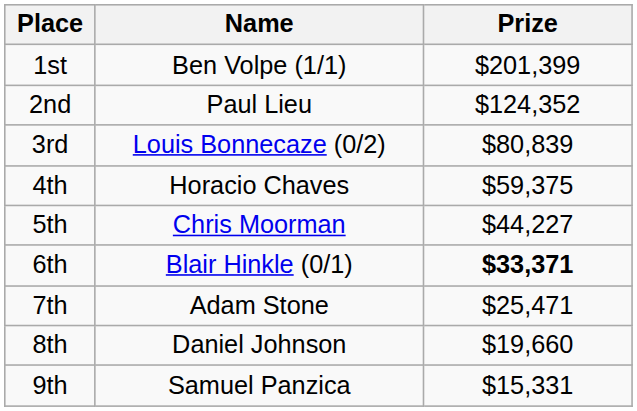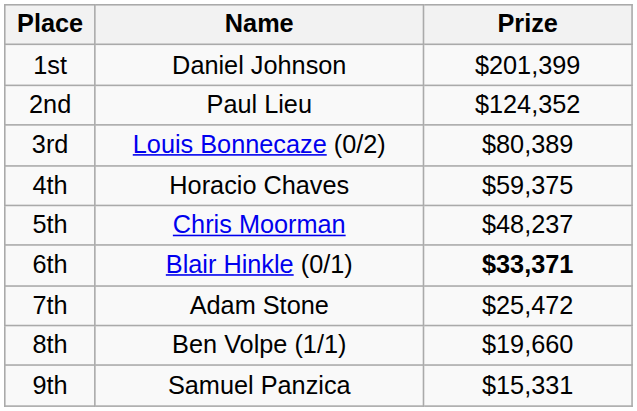(259, 64) Ben Volpe (1/1) -> (259, 64) Daniel Johnson
(528, 144) $80,839 -> (528, 144) $80,389
(528, 225) $44,227 -> (528, 225) $48,237
(528, 305) $25,471 -> (528, 305) $25,472
(259, 345) Daniel Johnson -> (259, 345) Ben Volpe (1/1)
